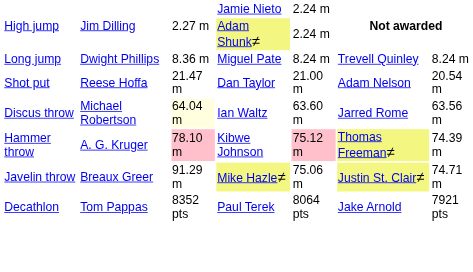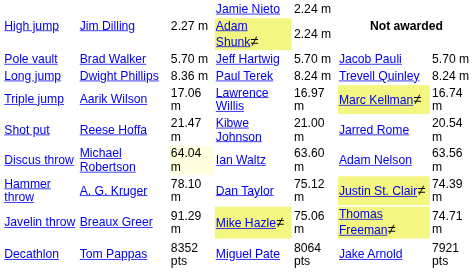+ row: (31, 59)
(249, 59) Miguel Pate -> (244, 76) Paul Terek
+ row: (34, 99)
(246, 82) Dan Taylor -> (239, 130) Kibwe Johnson
(374, 82) Adam Nelson -> (374, 130) Jarred Rome
(373, 113) Jarred Rome -> (375, 160) Adam Nelson
(187, 145) pink background -> (186, 190) no background
(240, 145) Kibwe Johnson -> (245, 190) Dan Taylor
(308, 145) pink background -> (309, 190) no background
(366, 145) Thomas Freeman≠ -> (382, 190) Justin St. Clair≠
(381, 177) Justin St. Clair≠ -> (367, 222) Thomas Freeman≠
(246, 207) Paul Terek -> (248, 254) Miguel Pate
